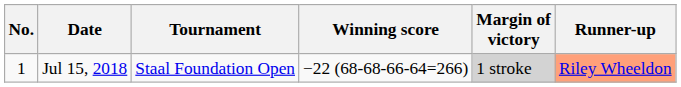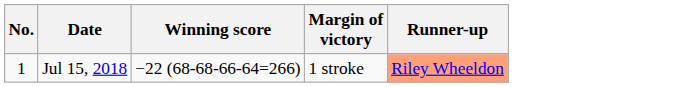- column: (215, 29)
(504, 68) lightgrey background -> (336, 68) no background
